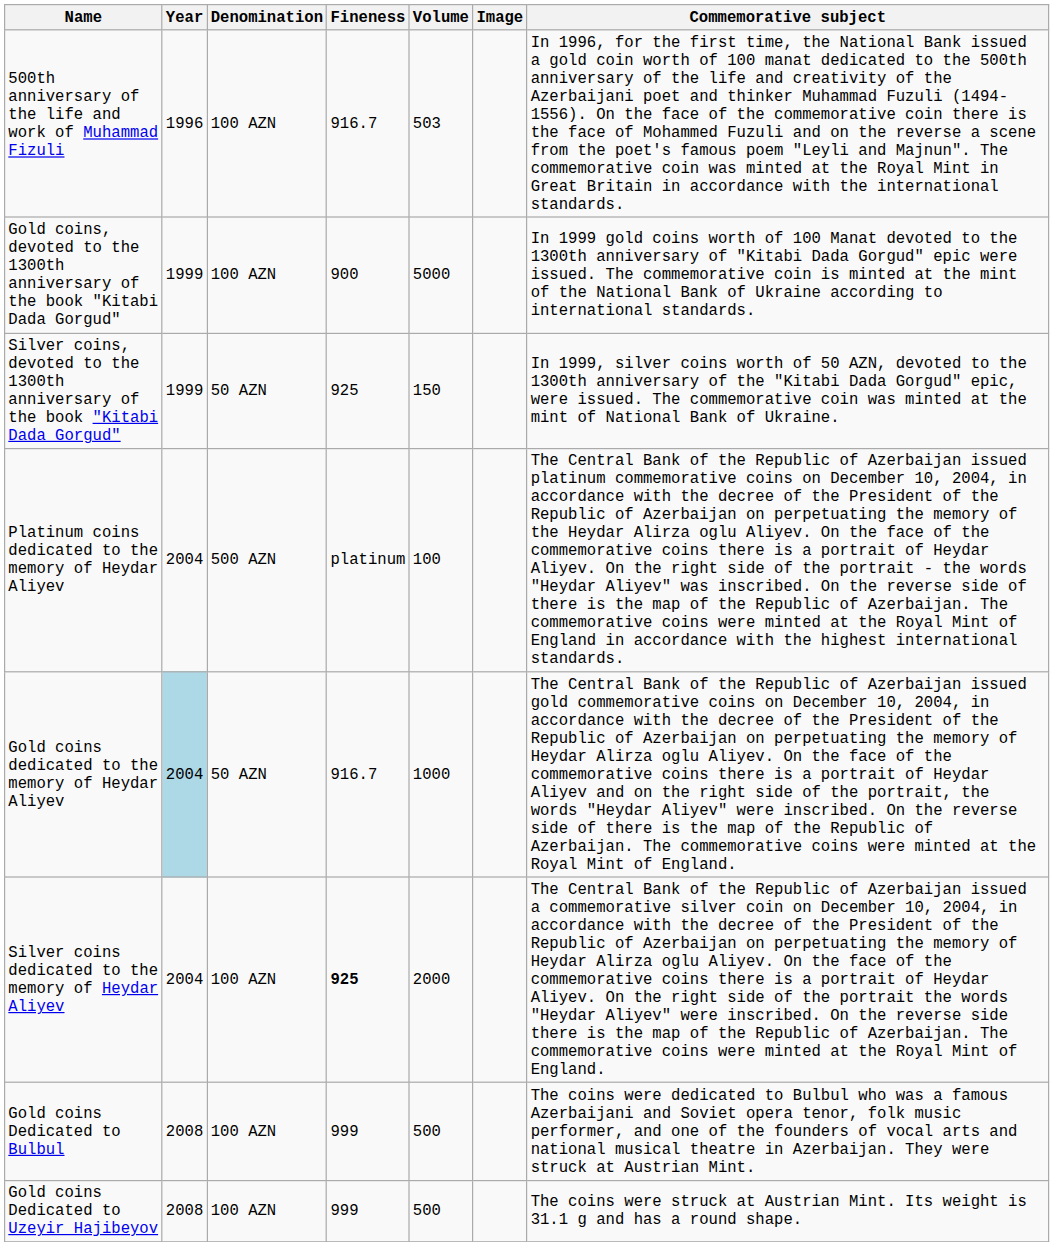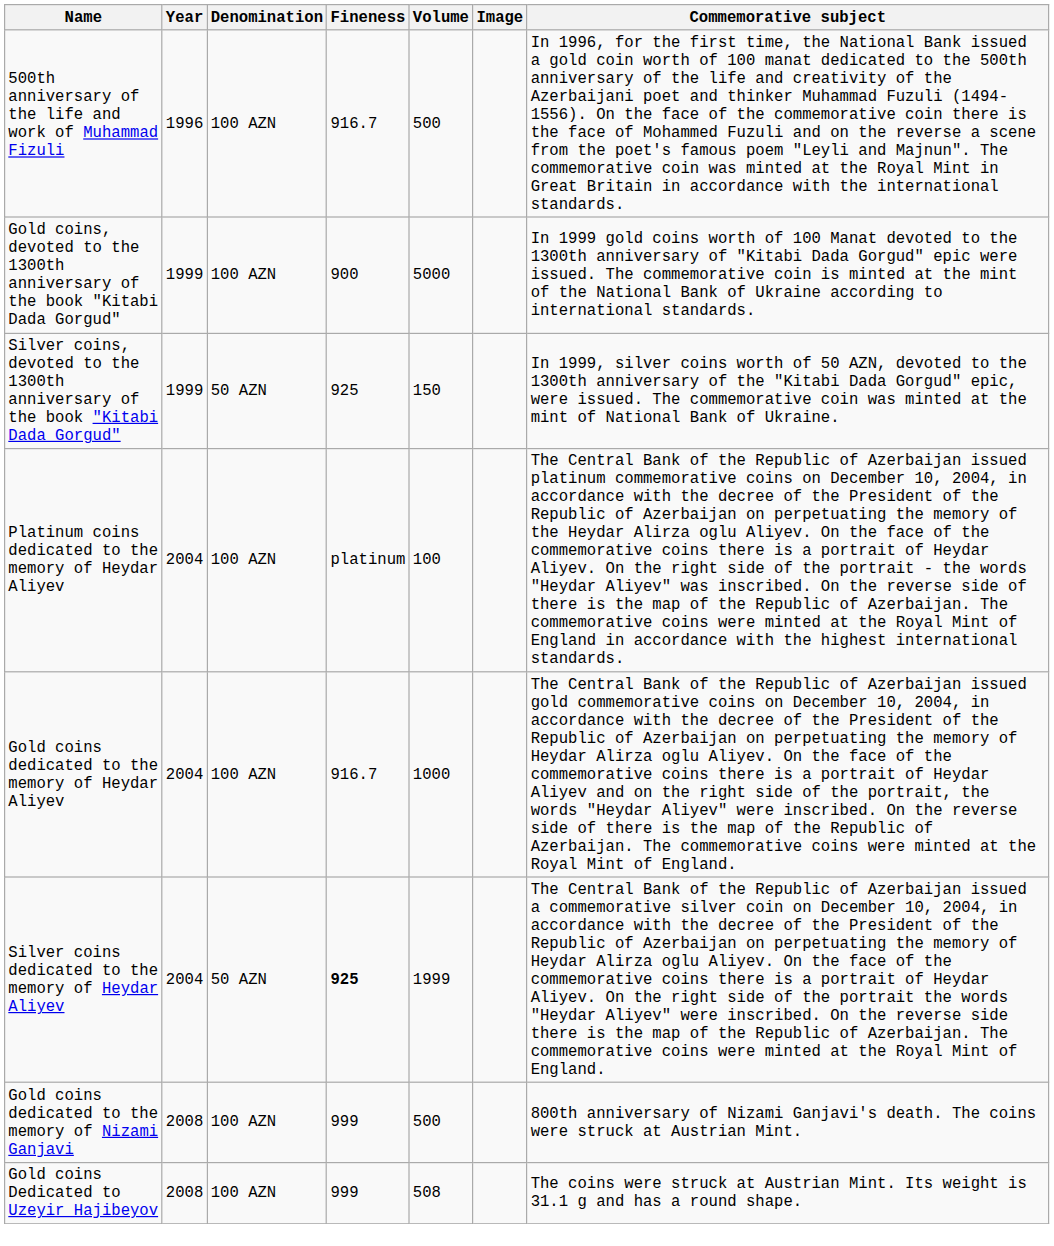(427, 124) 503 -> (427, 124) 500
(243, 560) 500 AZN -> (243, 560) 100 AZN
(185, 774) lightblue background -> (185, 774) no background
(239, 774) 50 AZN -> (243, 774) 100 AZN
(243, 980) 100 AZN -> (239, 980) 50 AZN
(432, 980) 2000 -> (432, 980) 1999
+ row: (83, 1122)
- row: (64, 1131)
(427, 1211) 500 -> (427, 1193) 508
